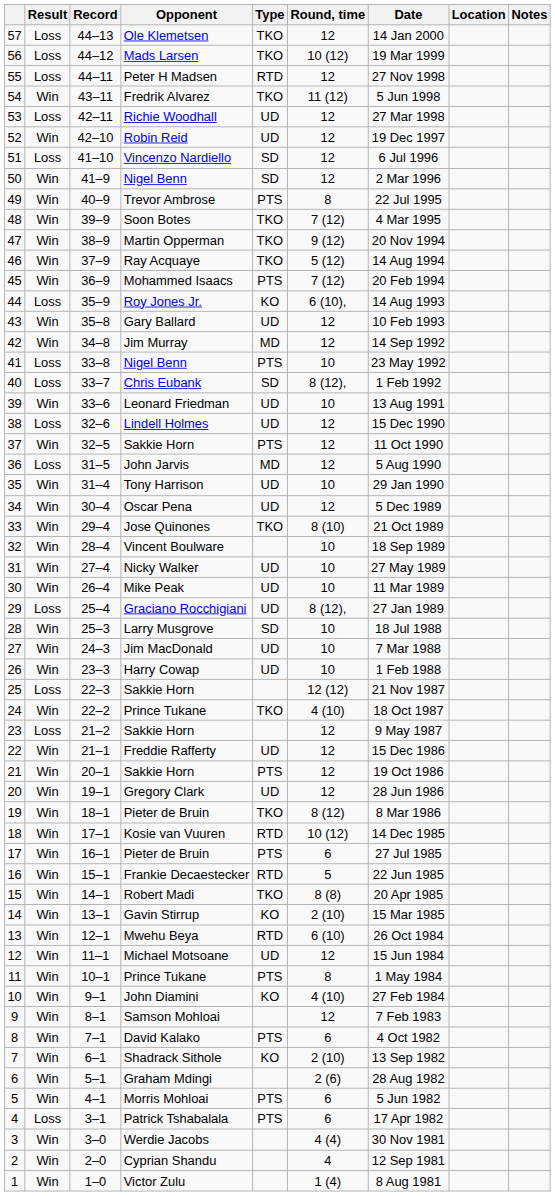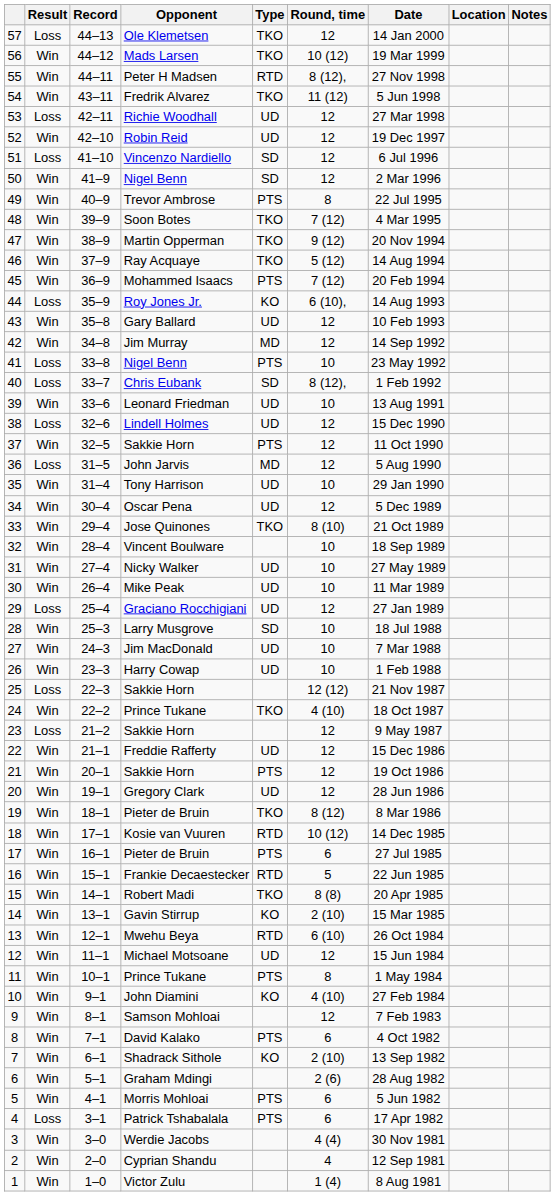(48, 56) Loss -> (48, 56) Win
(48, 76) Loss -> (48, 76) Win
(328, 76) 12 -> (328, 76) 8 (12),
(328, 608) 8 (12), -> (328, 608) 12
